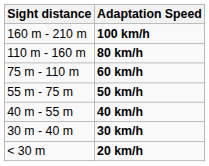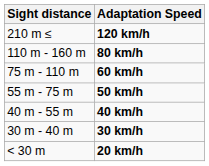+ row: (29, 33)
- row: (47, 33)
